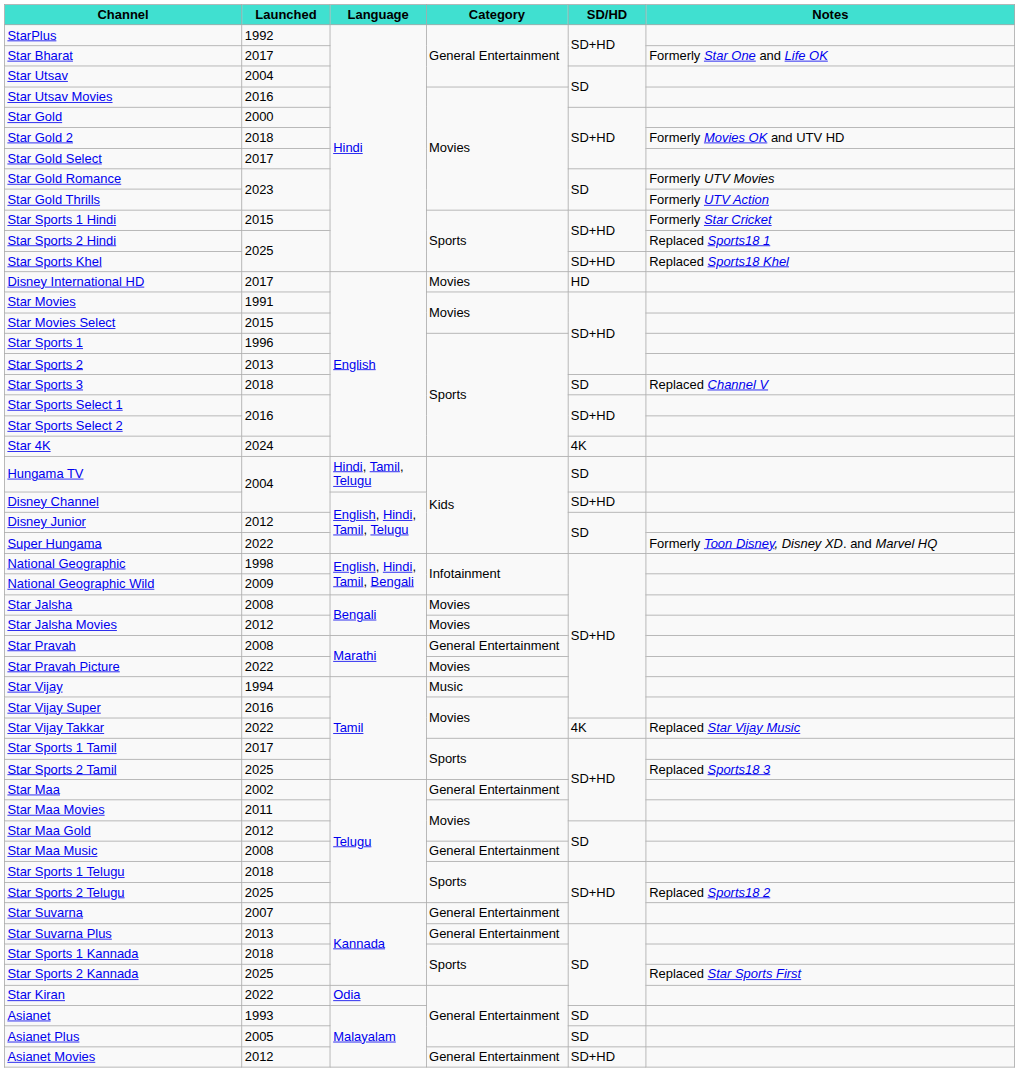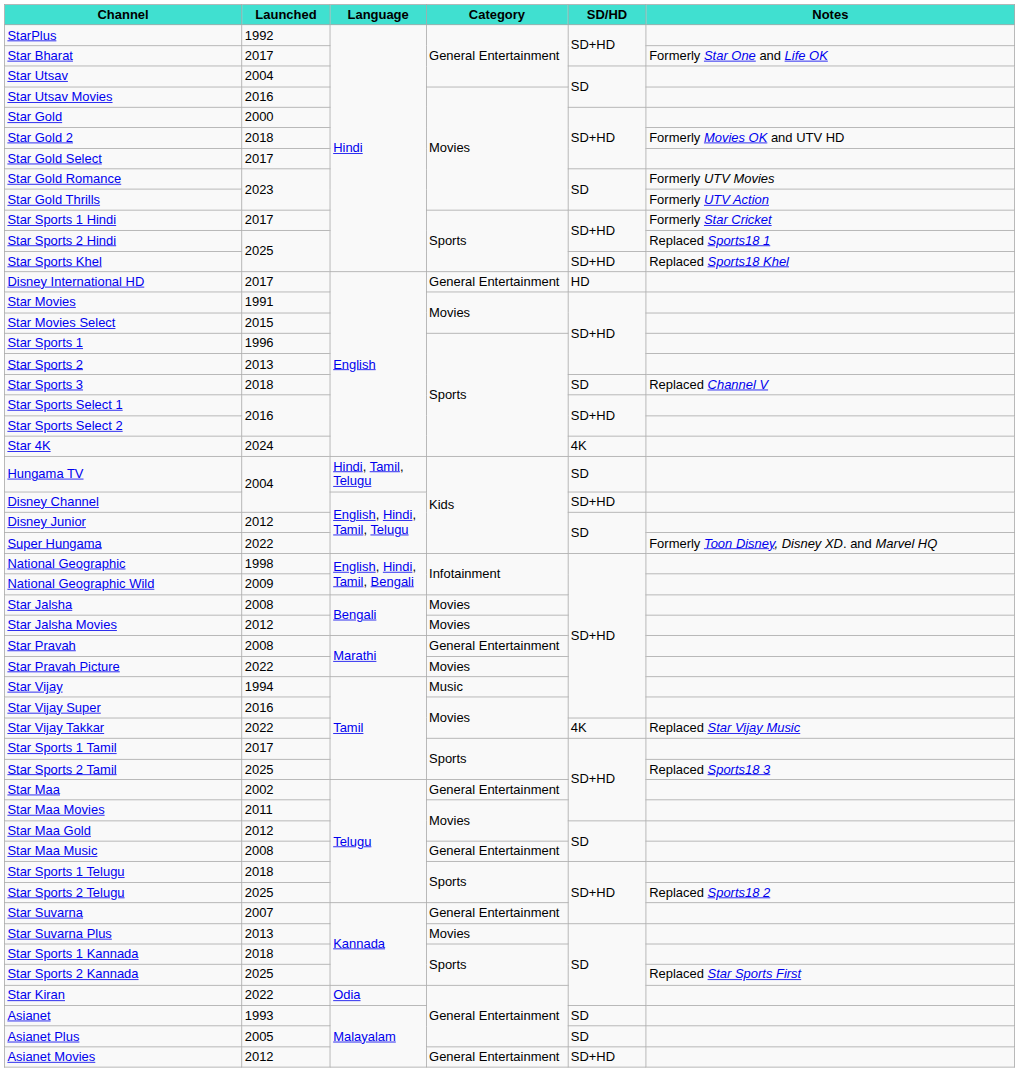(259, 220) 2015 -> (259, 220) 2017
(450, 281) Movies -> (494, 281) General Entertainment
(494, 933) General Entertainment -> (450, 933) Movies
